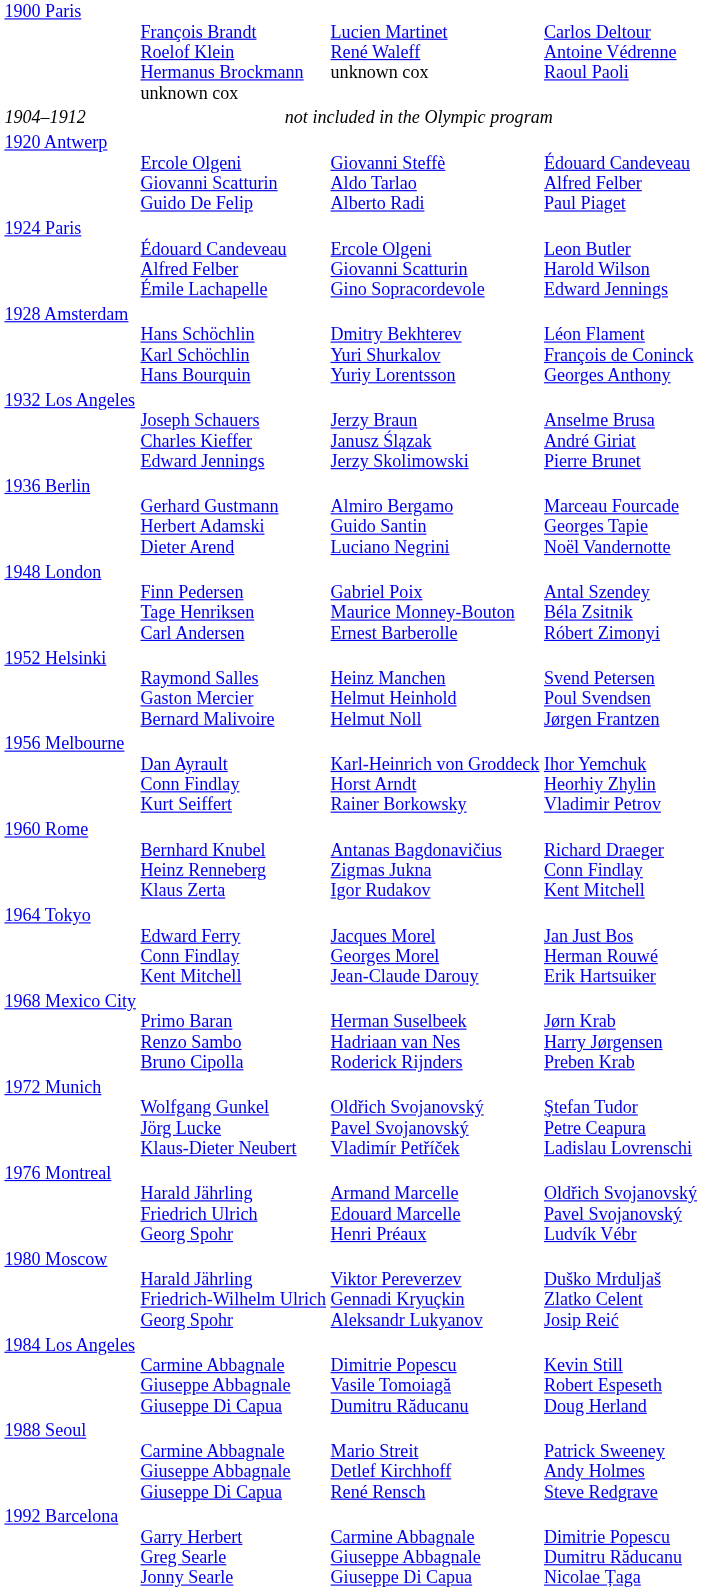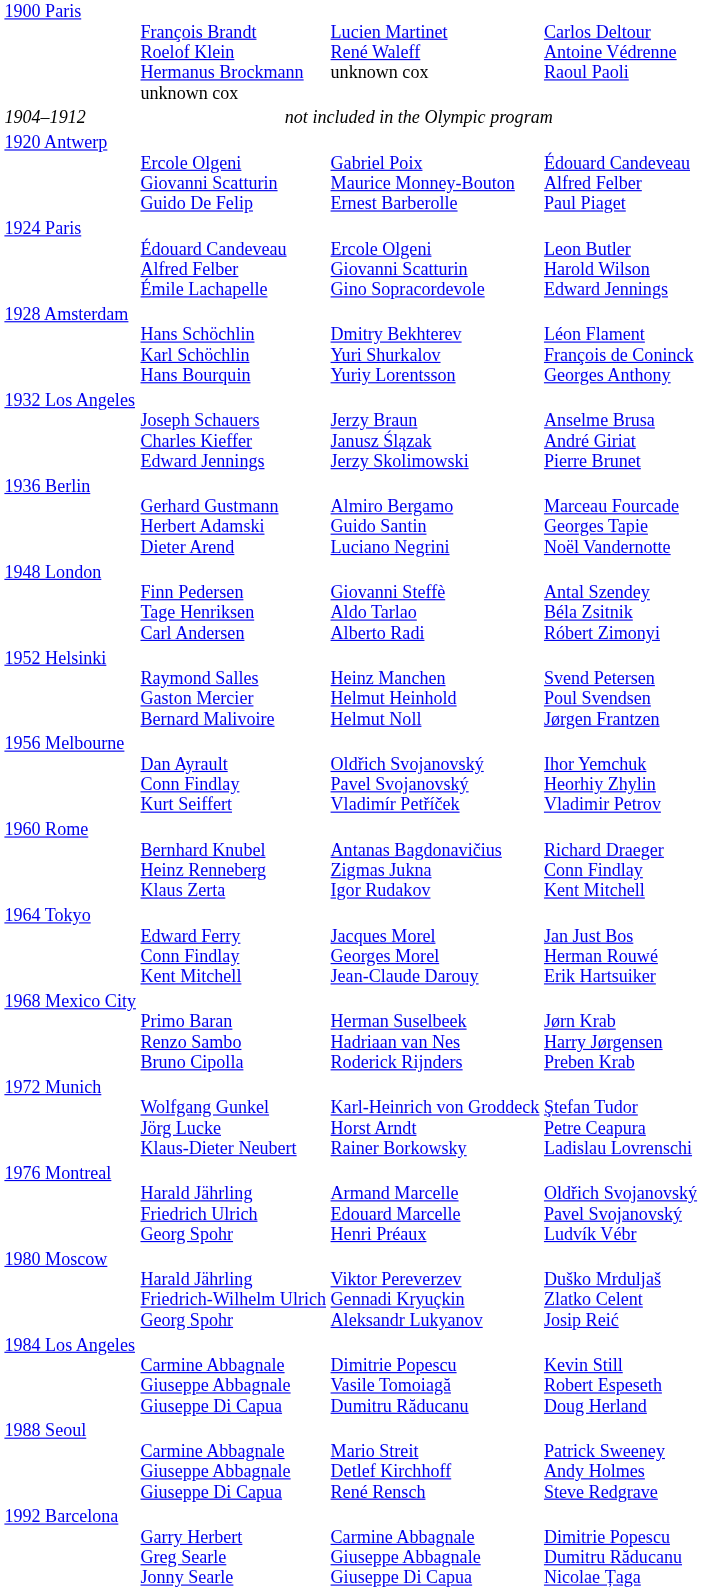(388, 183) Giovanni Steffè Aldo Tarlao Alberto Radi -> (423, 183) Gabriel Poix Maurice Monney-Bouton Ernest Barberolle
(423, 612) Gabriel Poix Maurice Monney-Bouton Ernest Barberolle -> (388, 612) Giovanni Steffè Aldo Tarlao Alberto Radi
(435, 784) Karl-Heinrich von Groddeck Horst Arndt Rainer Borkowsky -> (407, 784) Oldřich Svojanovský Pavel Svojanovský Vladimír Petříček
(407, 1127) Oldřich Svojanovský Pavel Svojanovský Vladimír Petříček -> (435, 1127) Karl-Heinrich von Groddeck Horst Arndt Rainer Borkowsky
